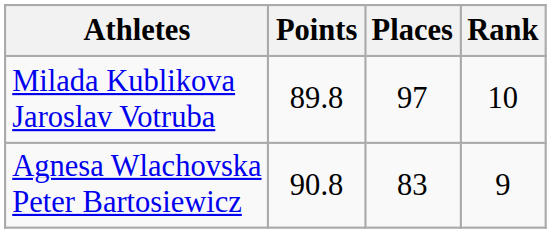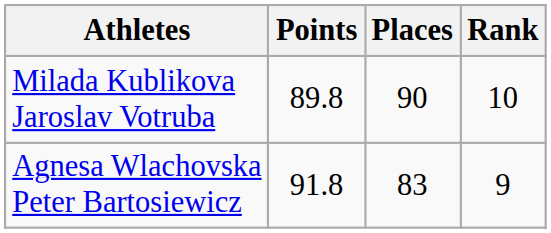(412, 98) 97 -> (412, 98) 90
(317, 184) 90.8 -> (317, 184) 91.8
